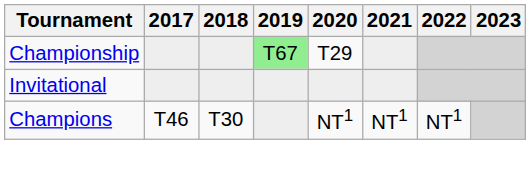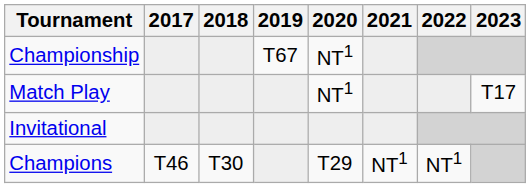(280, 52) lightgreen background -> (280, 55) no background
(335, 52) T29 -> (335, 55) NT1
+ row: (60, 93)
(335, 120) NT1 -> (335, 163) T29
